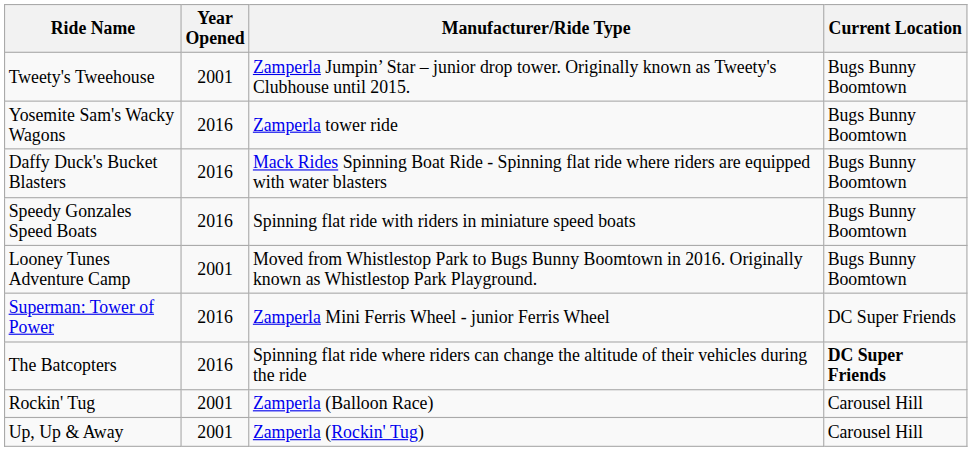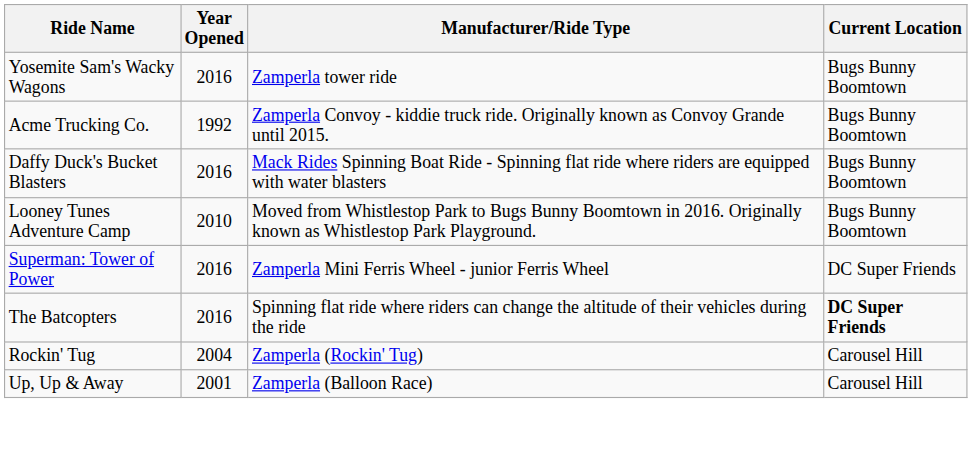- row: (82, 76)
+ row: (79, 124)
- row: (70, 221)
(215, 269) 2001 -> (214, 221) 2010
(215, 403) 2001 -> (214, 355) 2004
(343, 403) Zamperla (Balloon Race) -> (337, 355) Zamperla (Rockin' Tug)
(338, 431) Zamperla (Rockin' Tug) -> (342, 383) Zamperla (Balloon Race)
